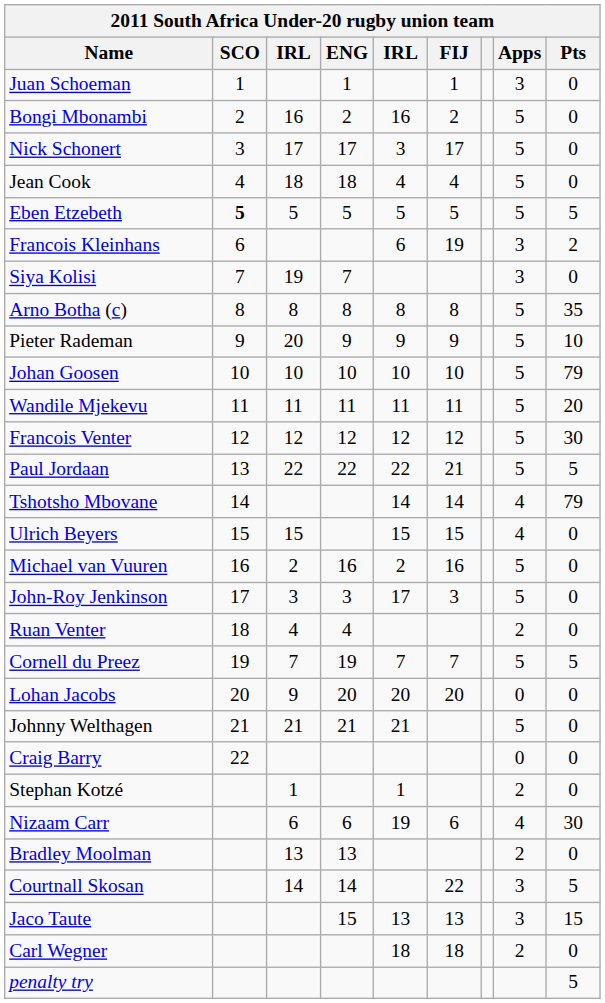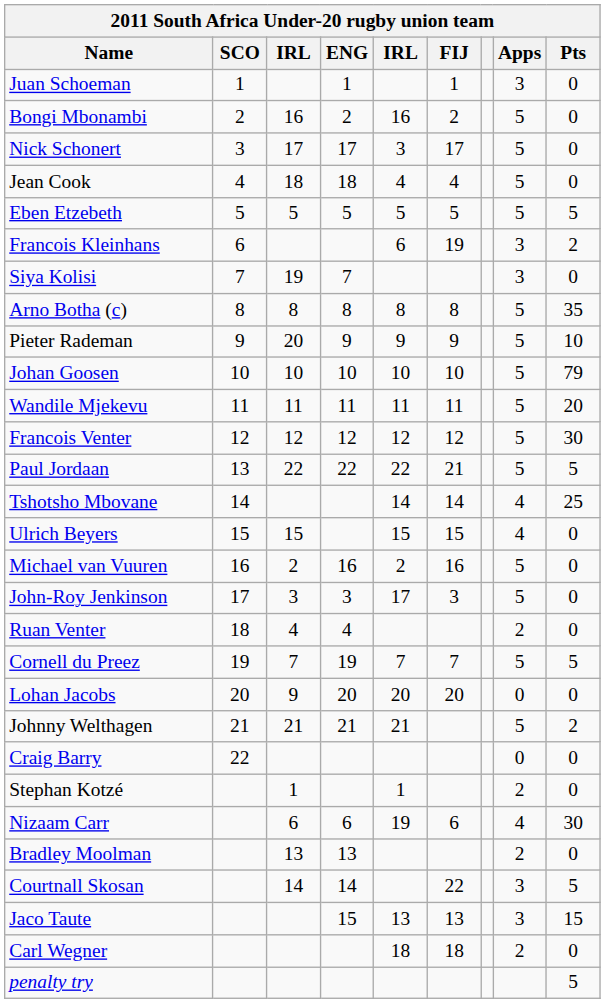(240, 213) bold -> (240, 213) normal
(573, 501) 79 -> (573, 501) 25
(573, 726) 0 -> (573, 726) 2
